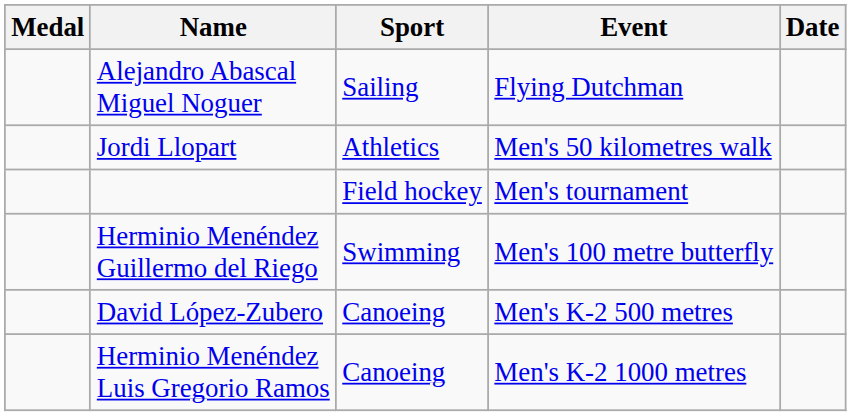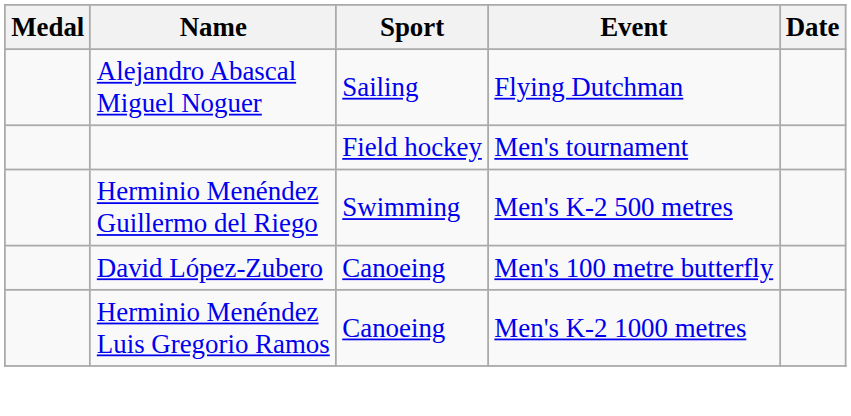- row: (167, 147)
(634, 252) Men's 100 metre butterfly -> (614, 207) Men's K-2 500 metres
(614, 312) Men's K-2 500 metres -> (634, 268) Men's 100 metre butterfly
